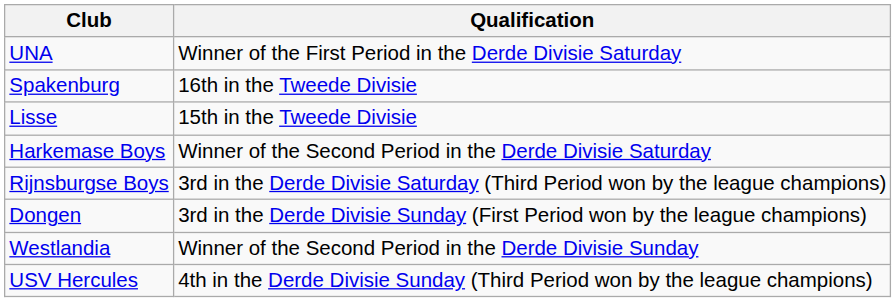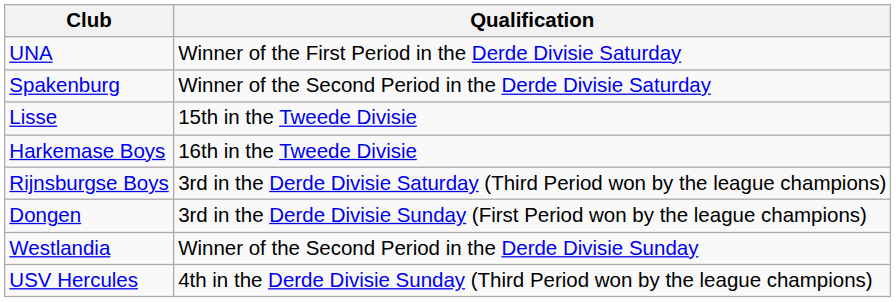(298, 85) 16th in the Tweede Divisie -> (445, 85) Winner of the Second Period in the Derde Divisie Saturday
(445, 150) Winner of the Second Period in the Derde Divisie Saturday -> (298, 150) 16th in the Tweede Divisie
